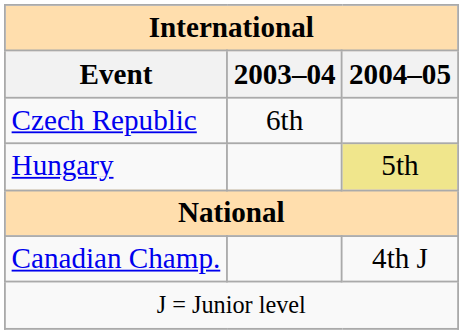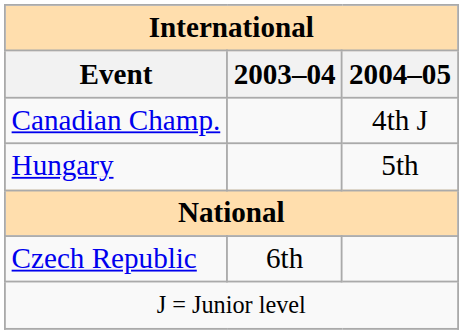rows swapped: (104, 119) <-> (116, 258)
(400, 166) khaki background -> (400, 166) no background
